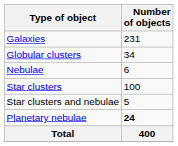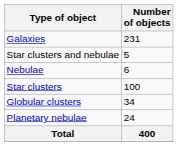rows swapped: (44, 54) <-> (63, 102)
(129, 117) bold -> (129, 117) normal
